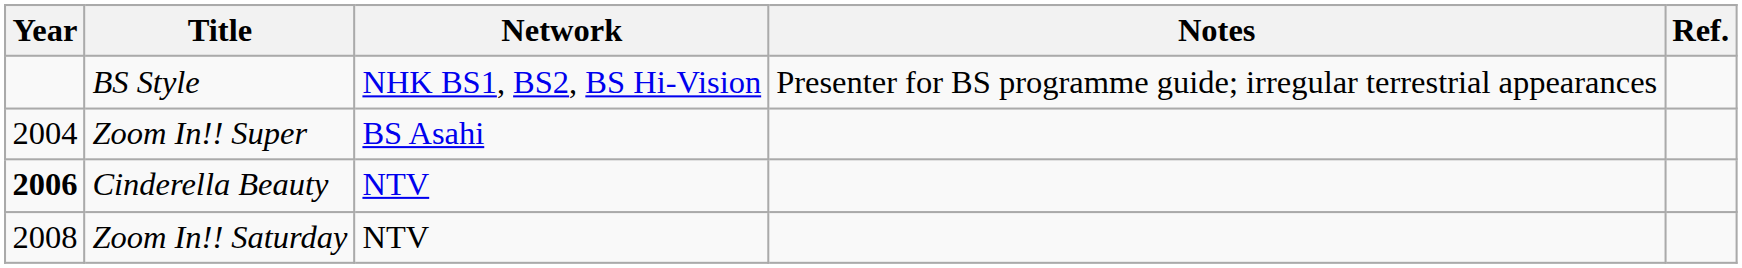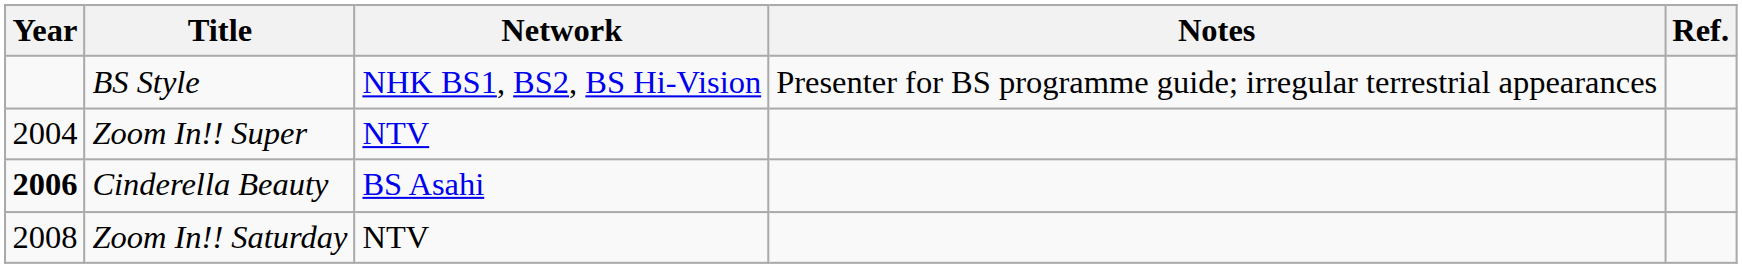(423, 133) BS Asahi -> (396, 133) NTV
(396, 184) NTV -> (423, 184) BS Asahi
